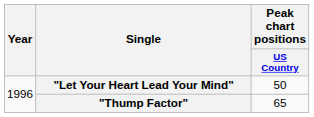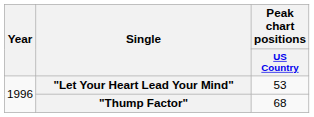(280, 85) 50 -> (280, 85) 53
(280, 103) 65 -> (280, 103) 68
